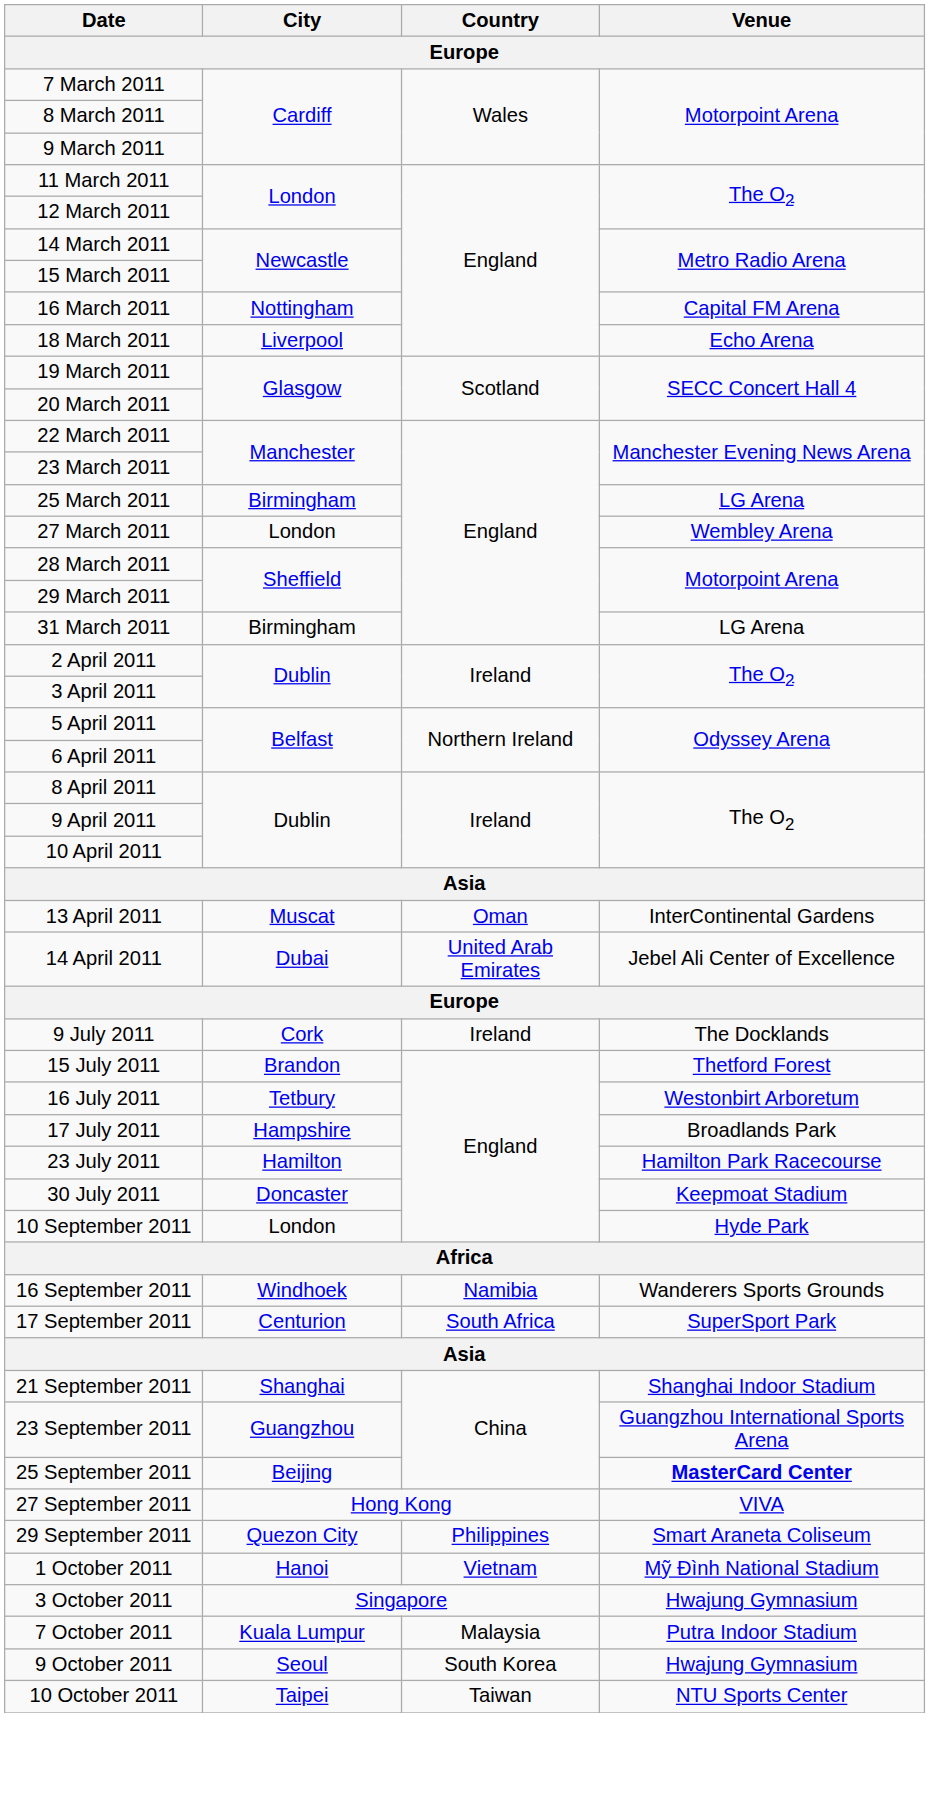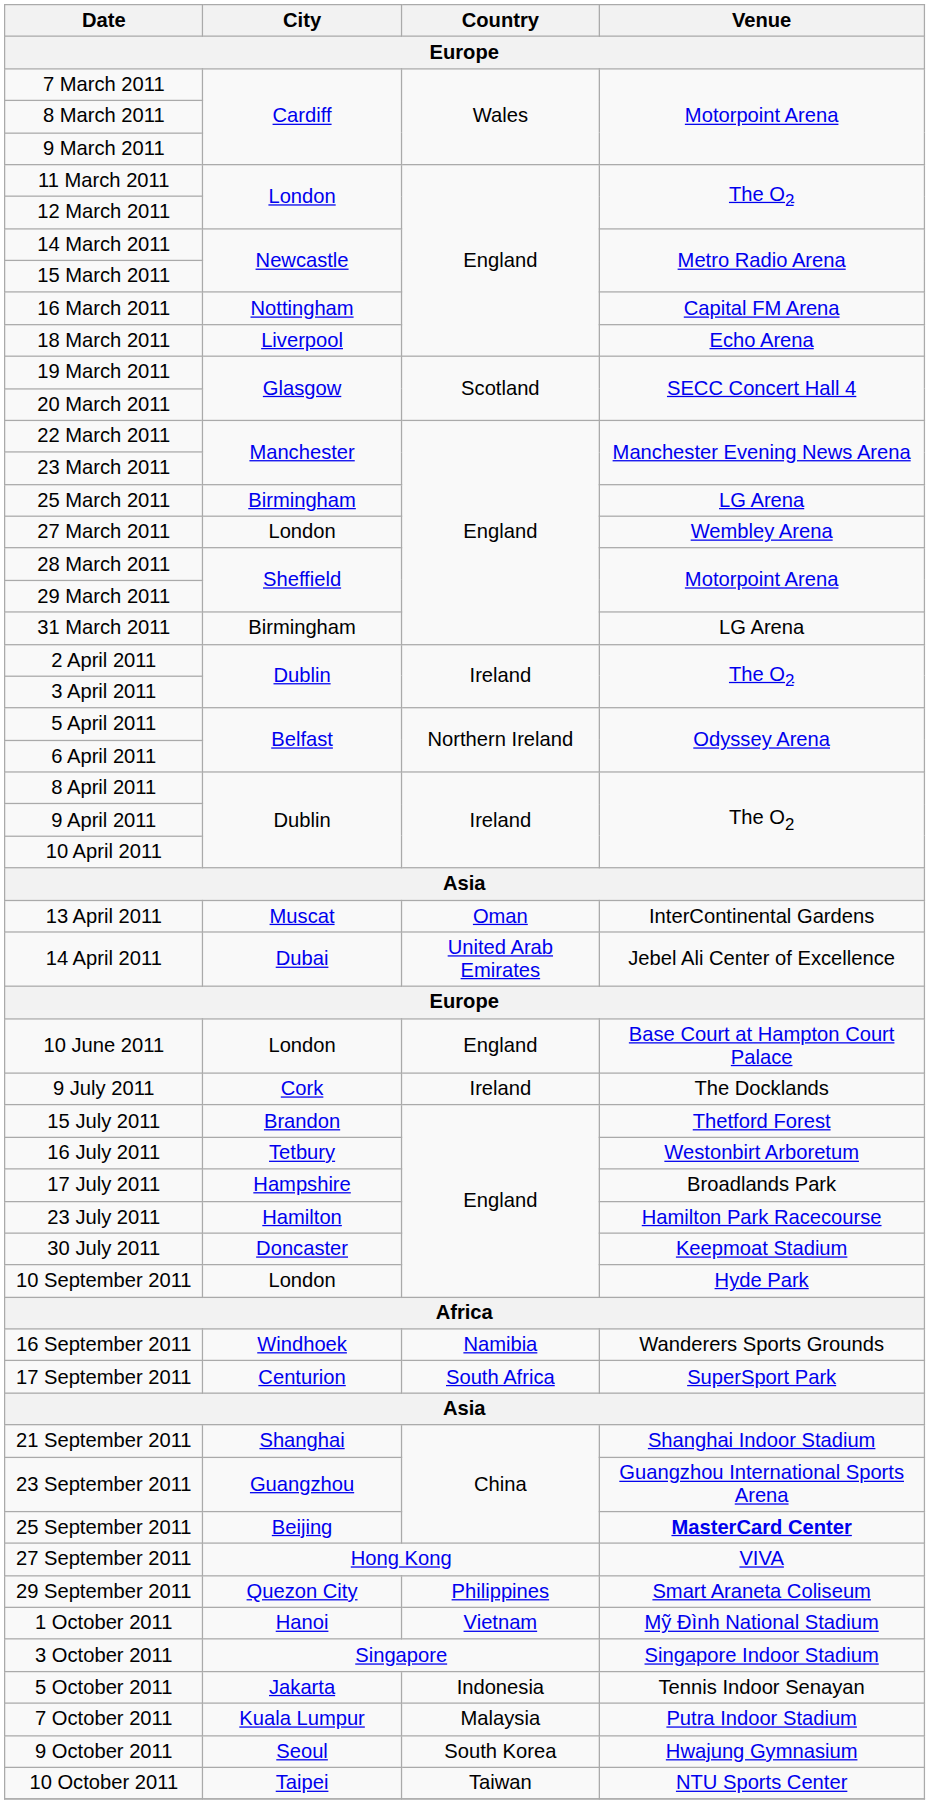+ row: (104, 1045)
(762, 1600) Hwajung Gymnasium -> (762, 1655) Singapore Indoor Stadium
+ row: (104, 1687)
